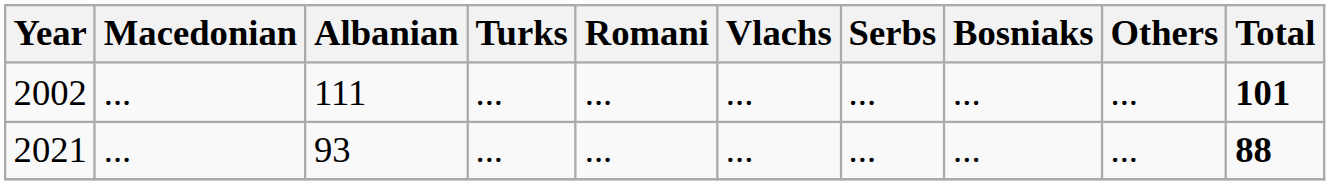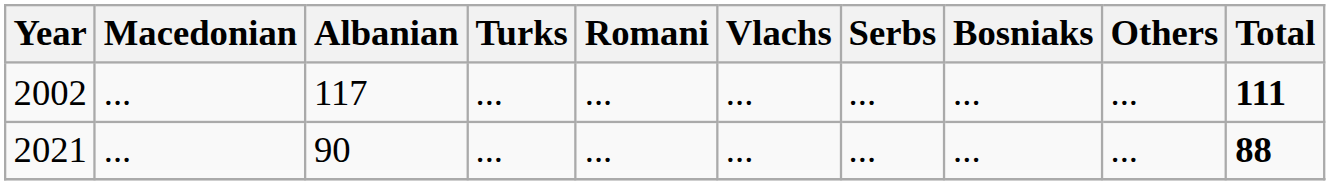(340, 91) 111 -> (341, 91) 117
(1263, 91) 101 -> (1261, 91) 111
(332, 149) 93 -> (332, 149) 90
